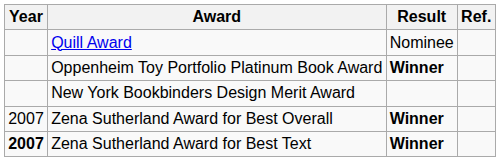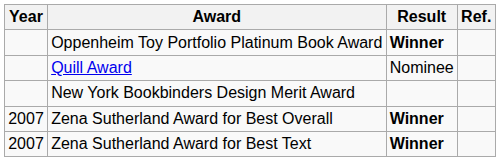rows swapped: (217, 67) <-> (91, 42)
(26, 144) bold -> (26, 144) normal
